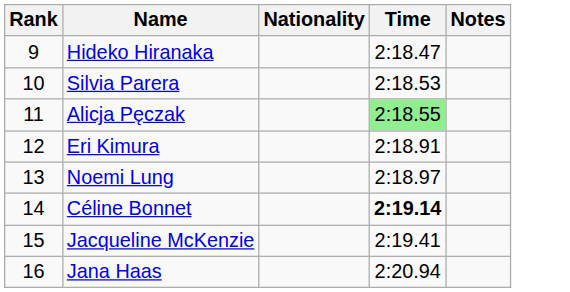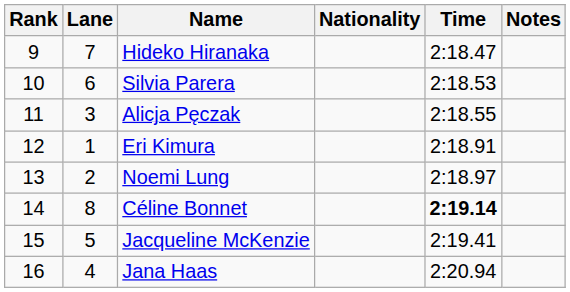+ column: (90, 20)
(408, 114) lightgreen background -> (463, 114) no background
